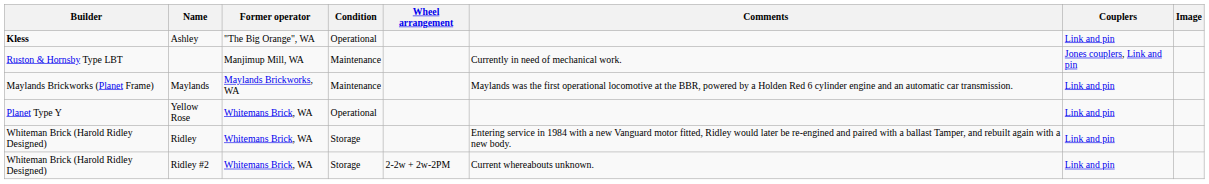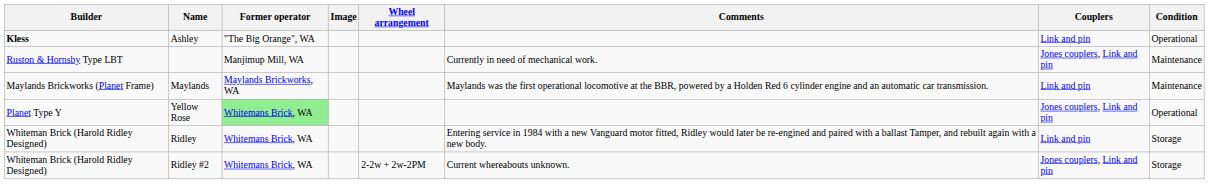columns swapped: (356, 17) <-> (1189, 17)
(268, 112) no background -> (268, 112) lightgreen background
(1090, 112) Link and pin -> (1089, 112) Jones couplers, Link and pin
(1090, 165) Link and pin -> (1089, 165) Jones couplers, Link and pin
